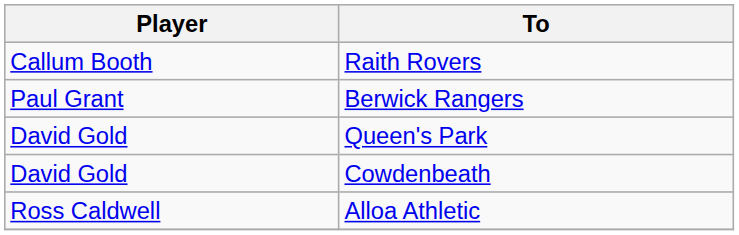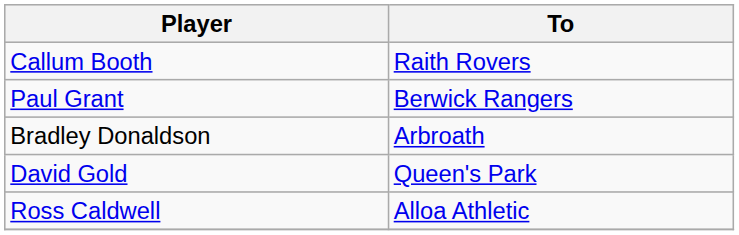+ row: (439, 136)
- row: (418, 174)
